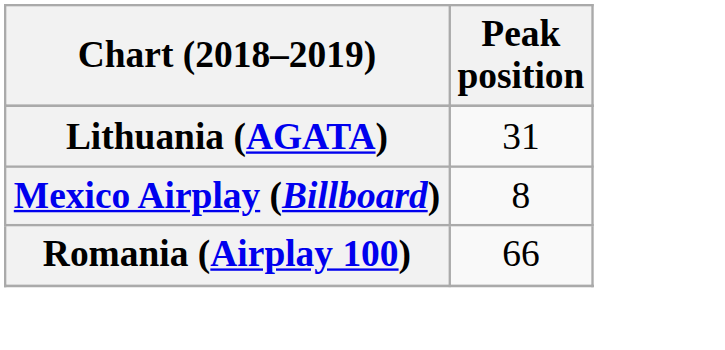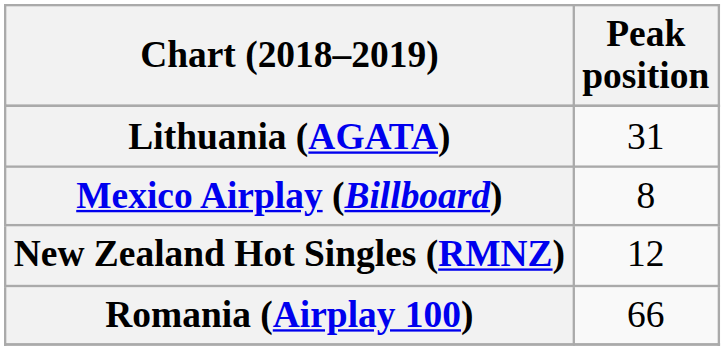+ row: (289, 254)
